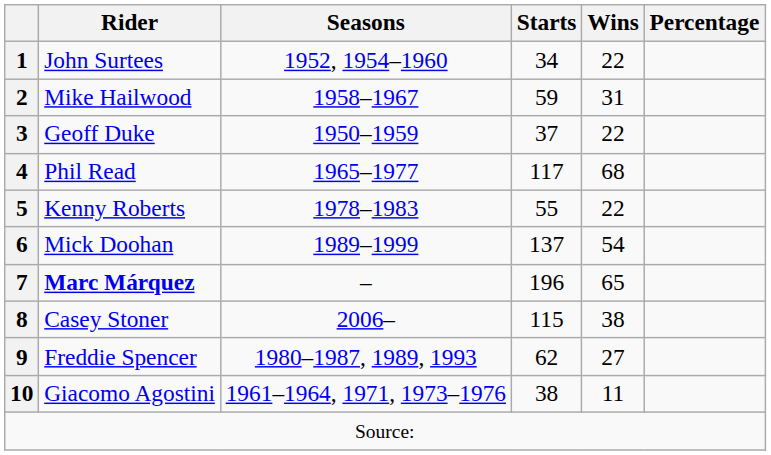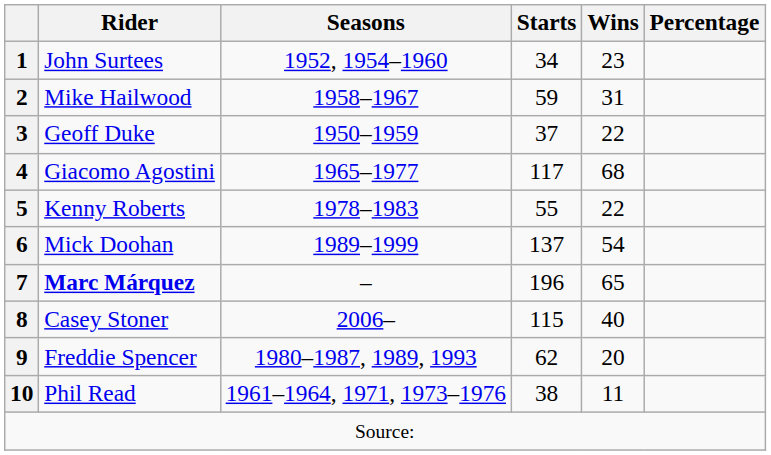(613, 60) 22 -> (613, 60) 23
(90, 171) Phil Read -> (130, 171) Giacomo Agostini
(613, 319) 38 -> (613, 319) 40
(613, 356) 27 -> (613, 356) 20
(130, 393) Giacomo Agostini -> (90, 393) Phil Read
